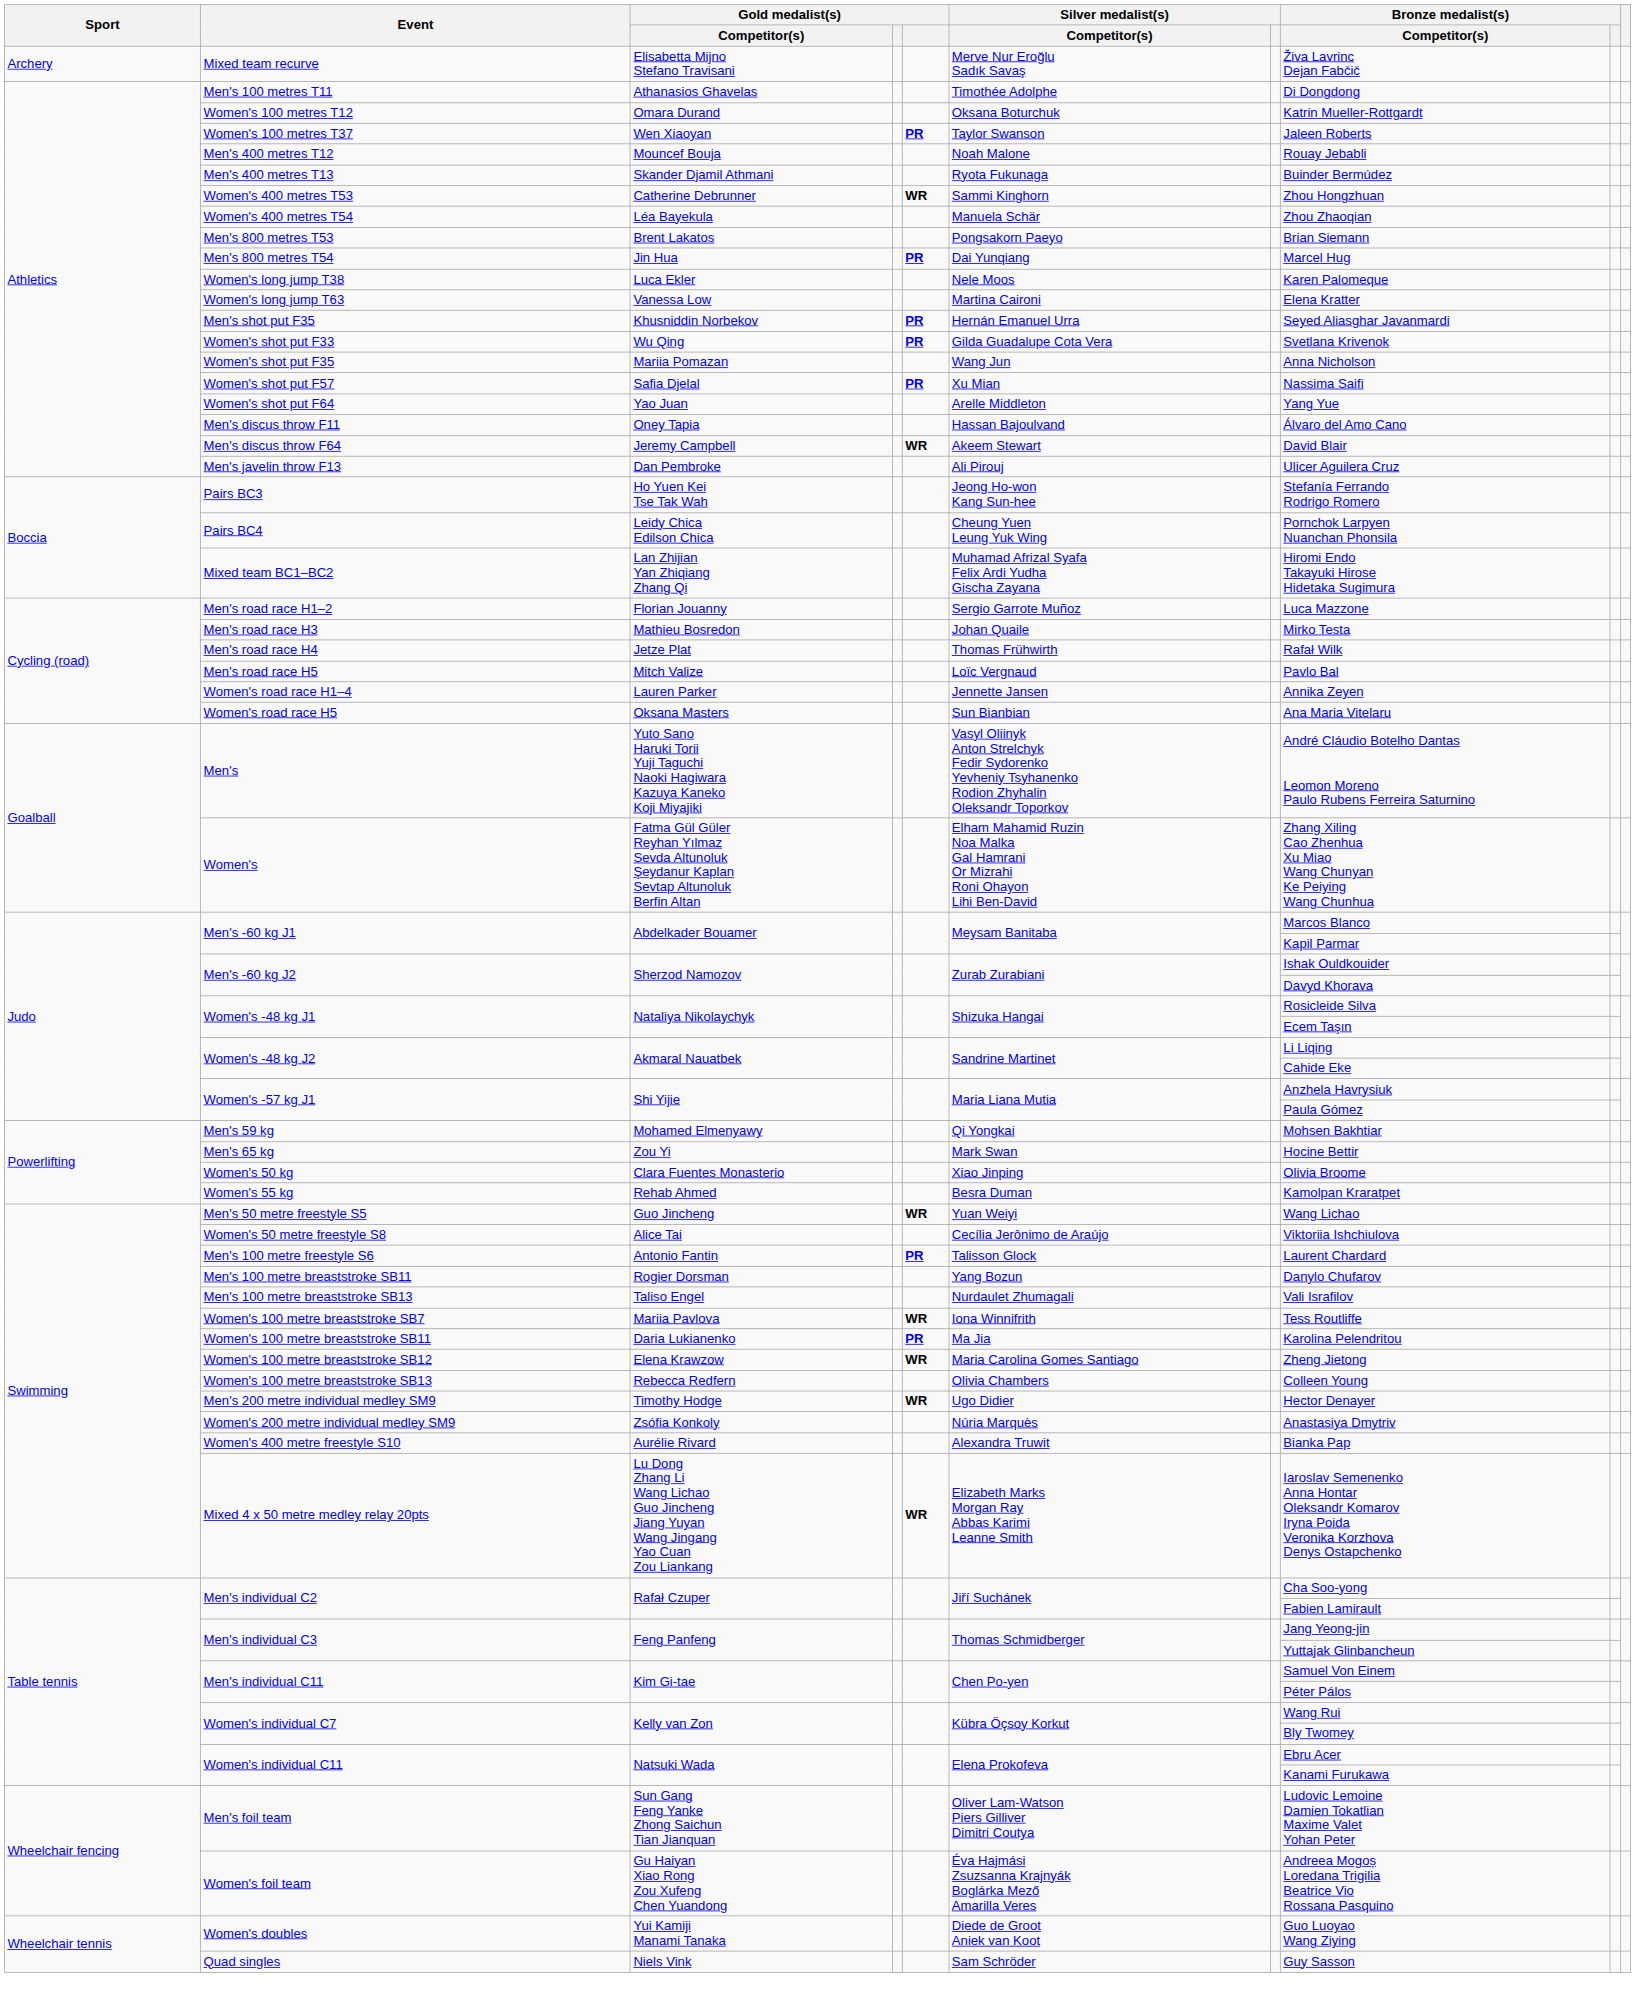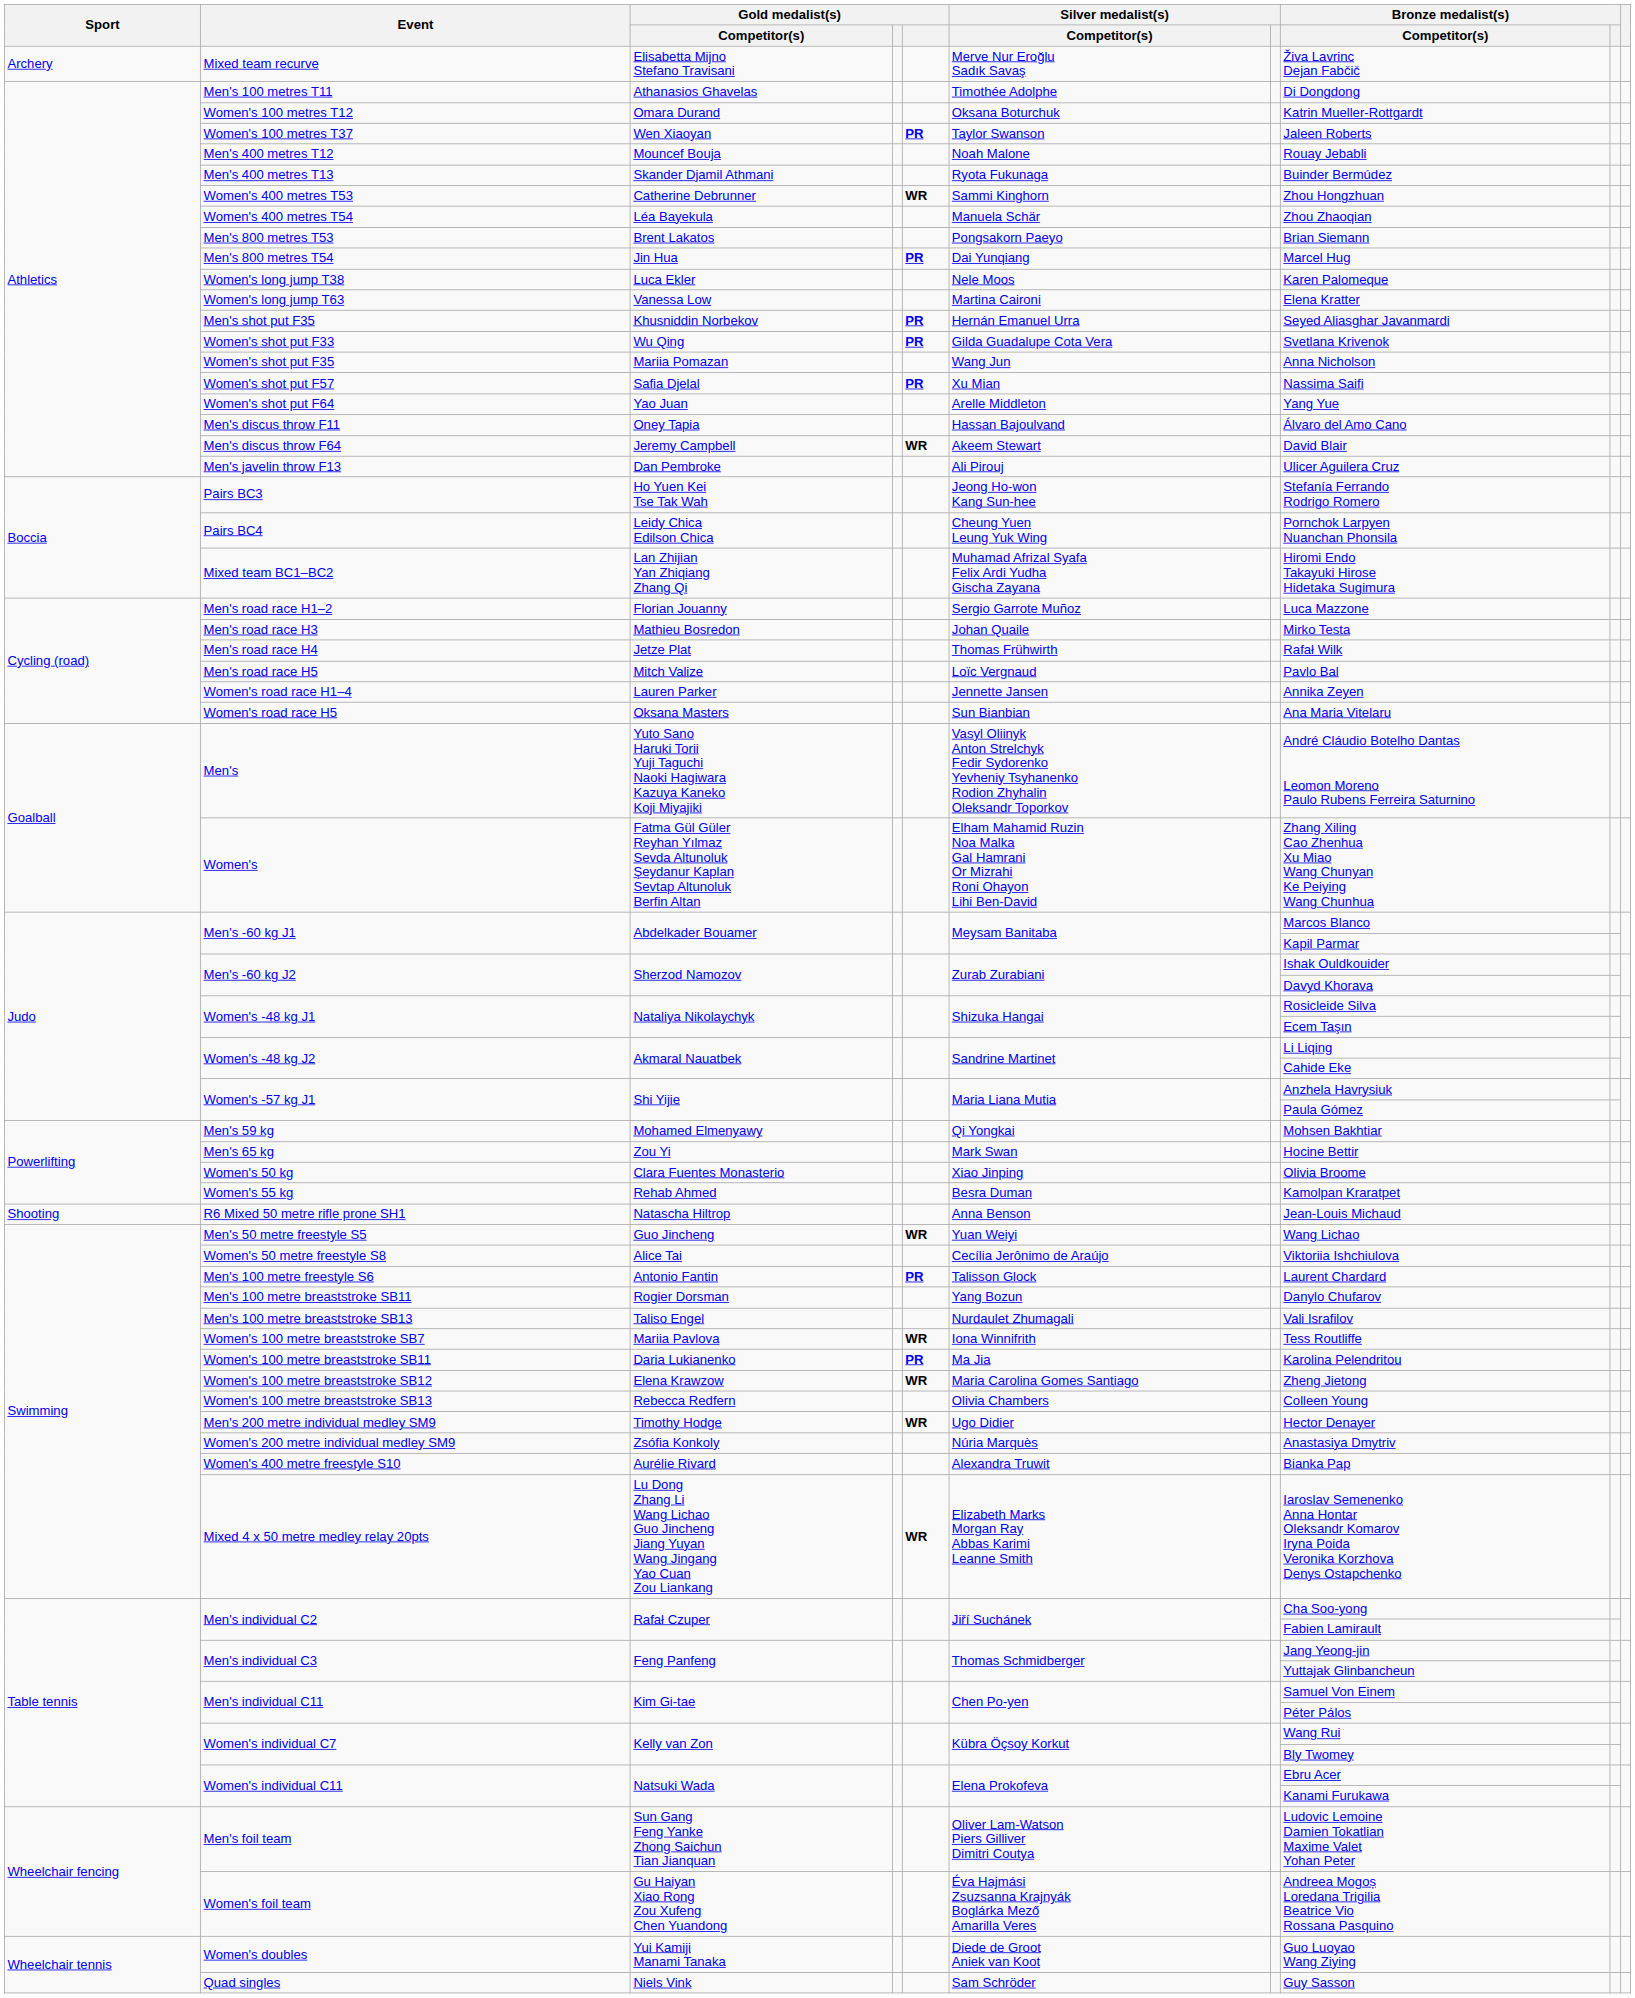+ row: (305, 1214)
